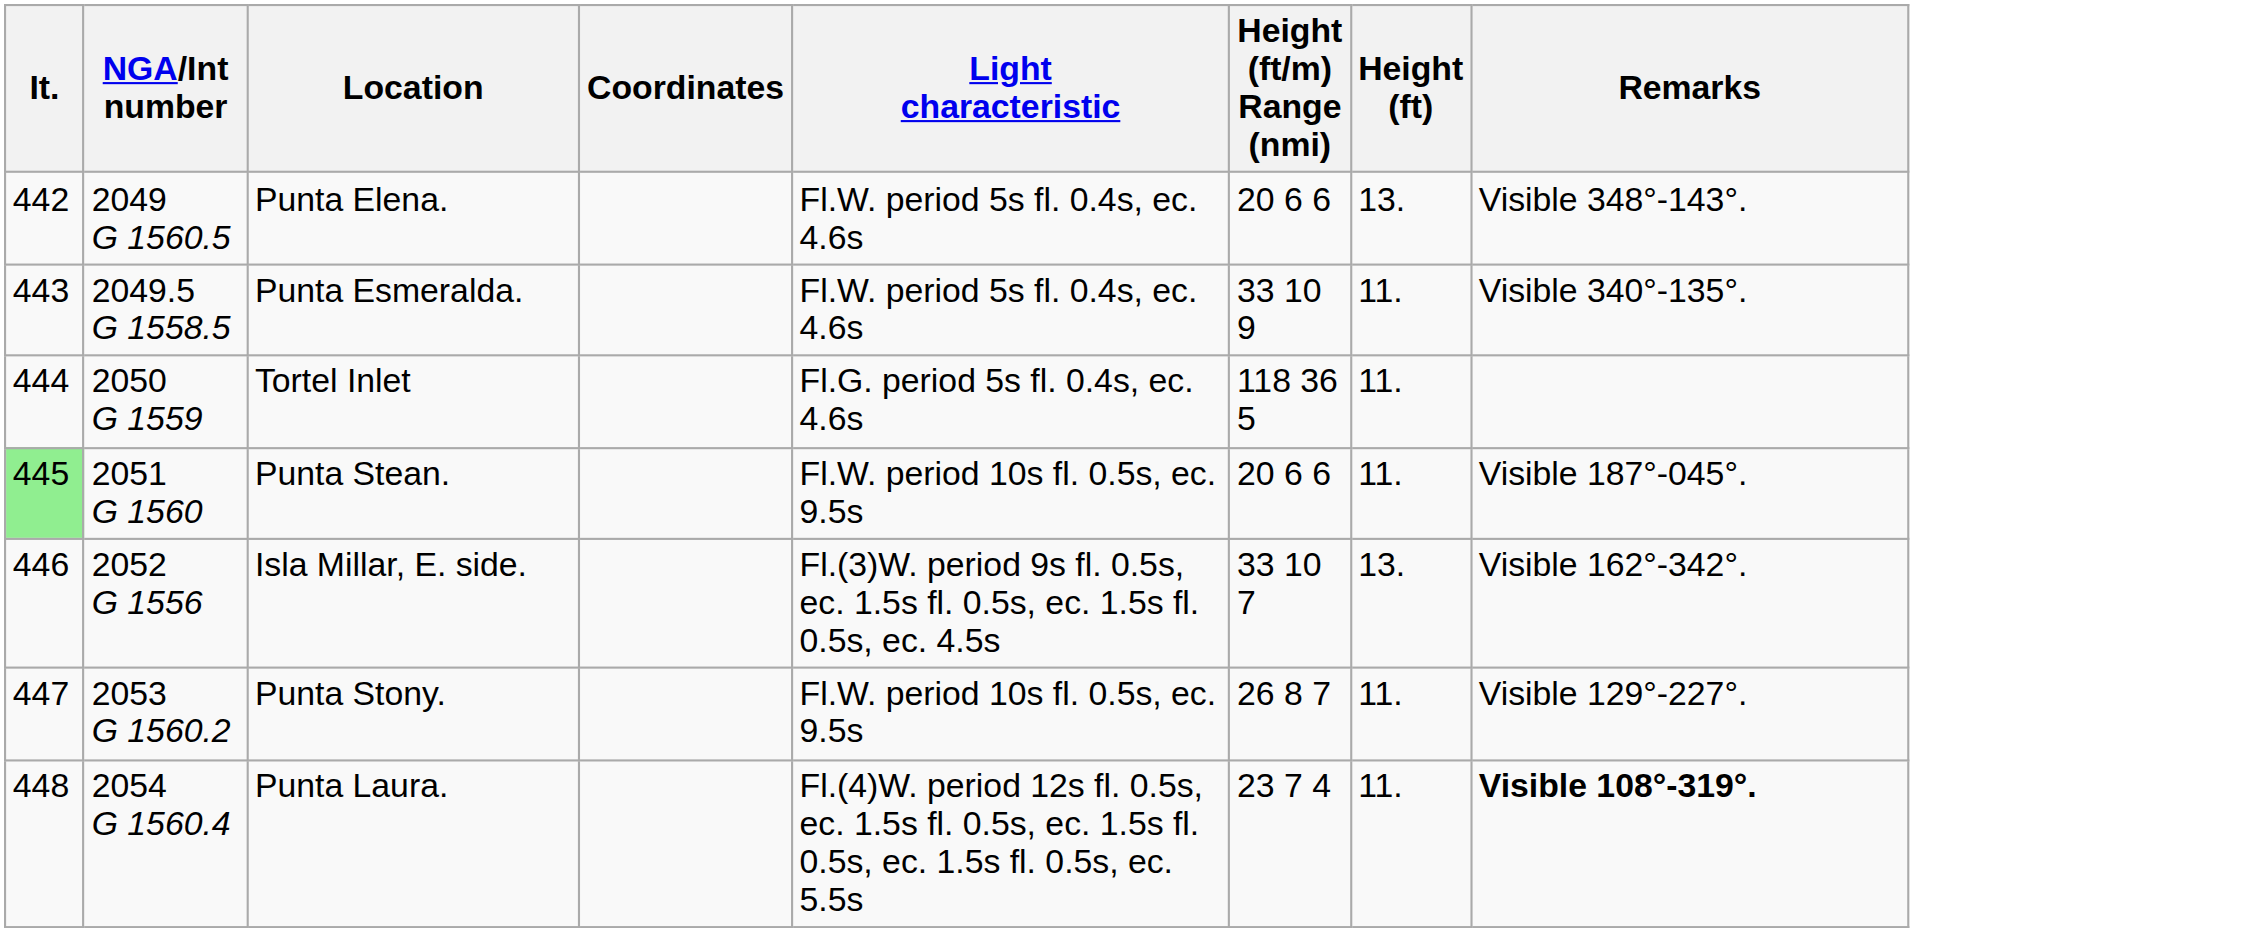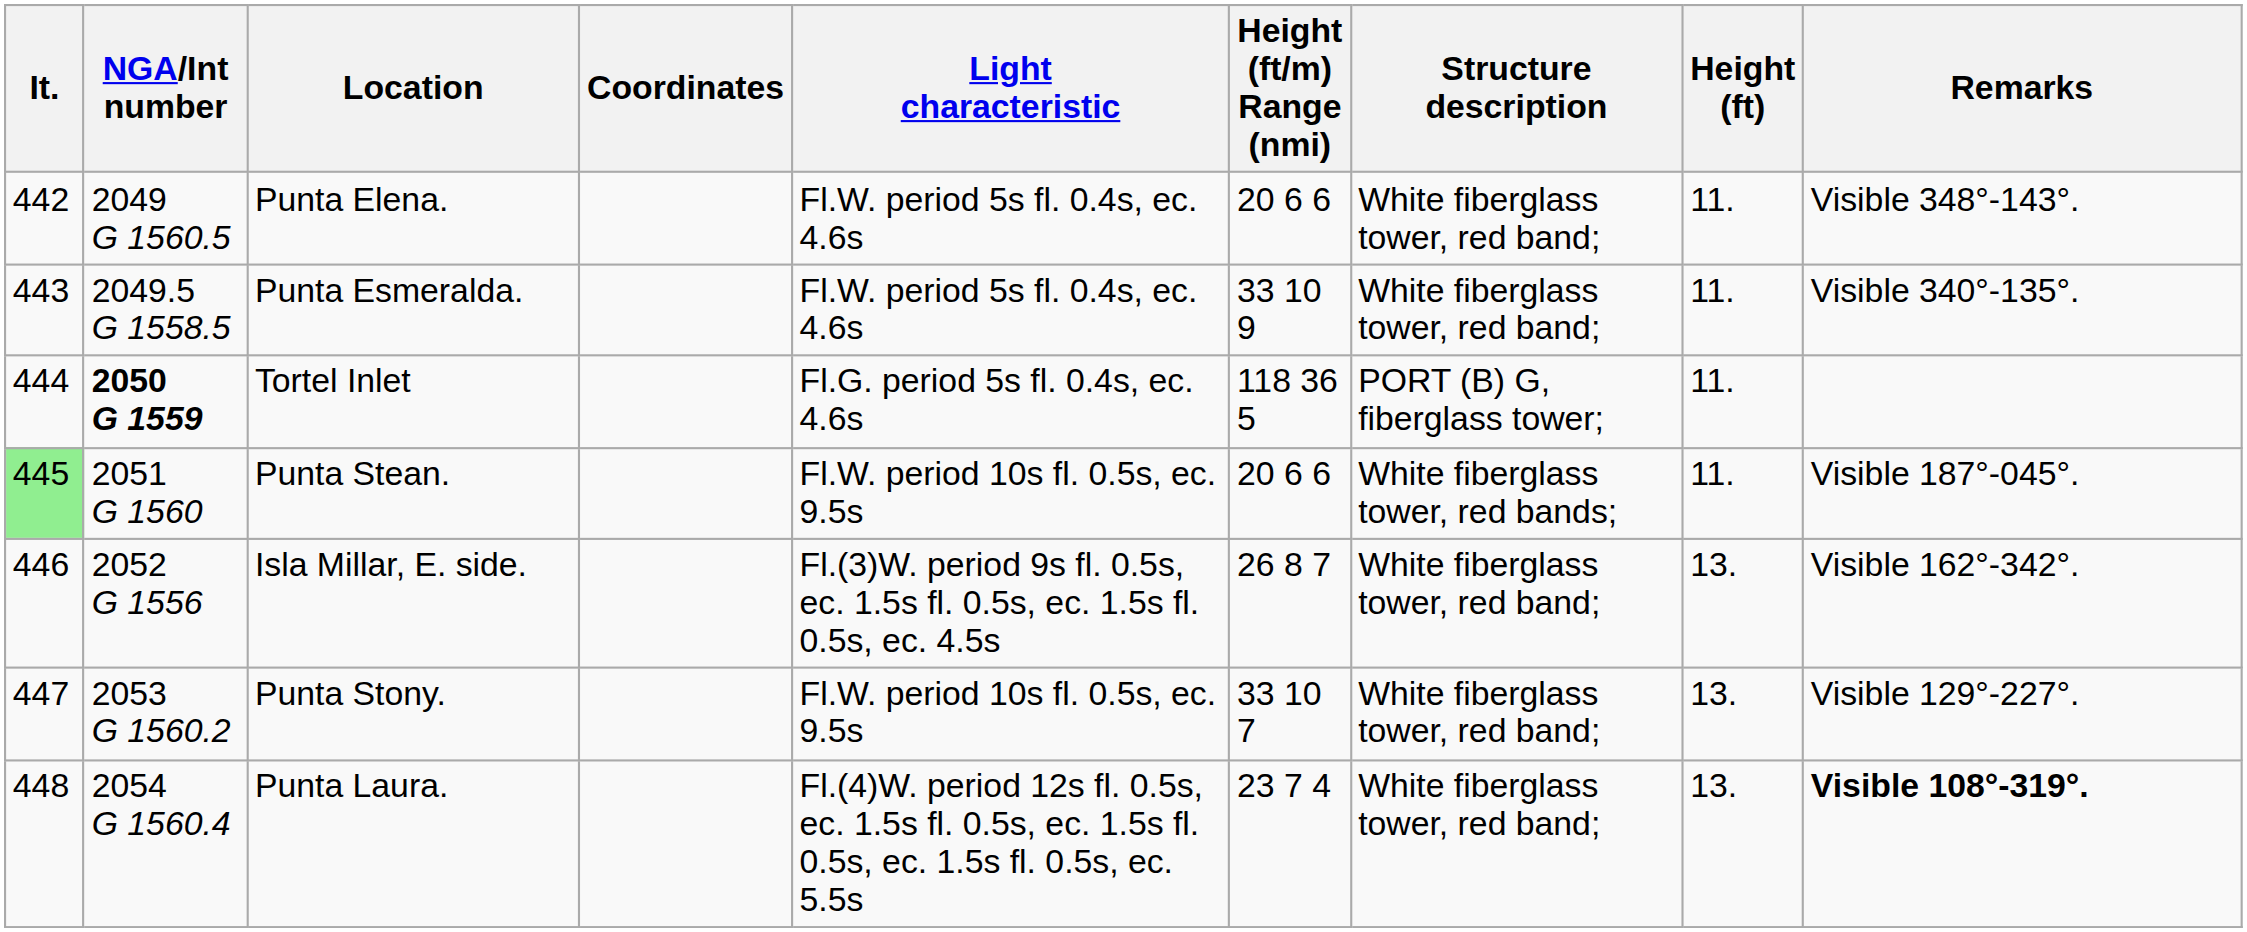+ column: (1516, 88)
(1382, 198) 13. -> (1712, 198) 11.
(147, 400) normal -> (147, 400) bold
(1279, 583) 33 10 7 -> (1284, 564) 26 8 7
(1284, 694) 26 8 7 -> (1279, 713) 33 10 7
(1380, 694) 11. -> (1714, 694) 13.
(1380, 785) 11. -> (1714, 785) 13.
